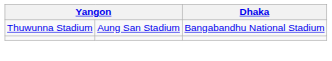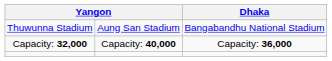+ row: (50, 43)
